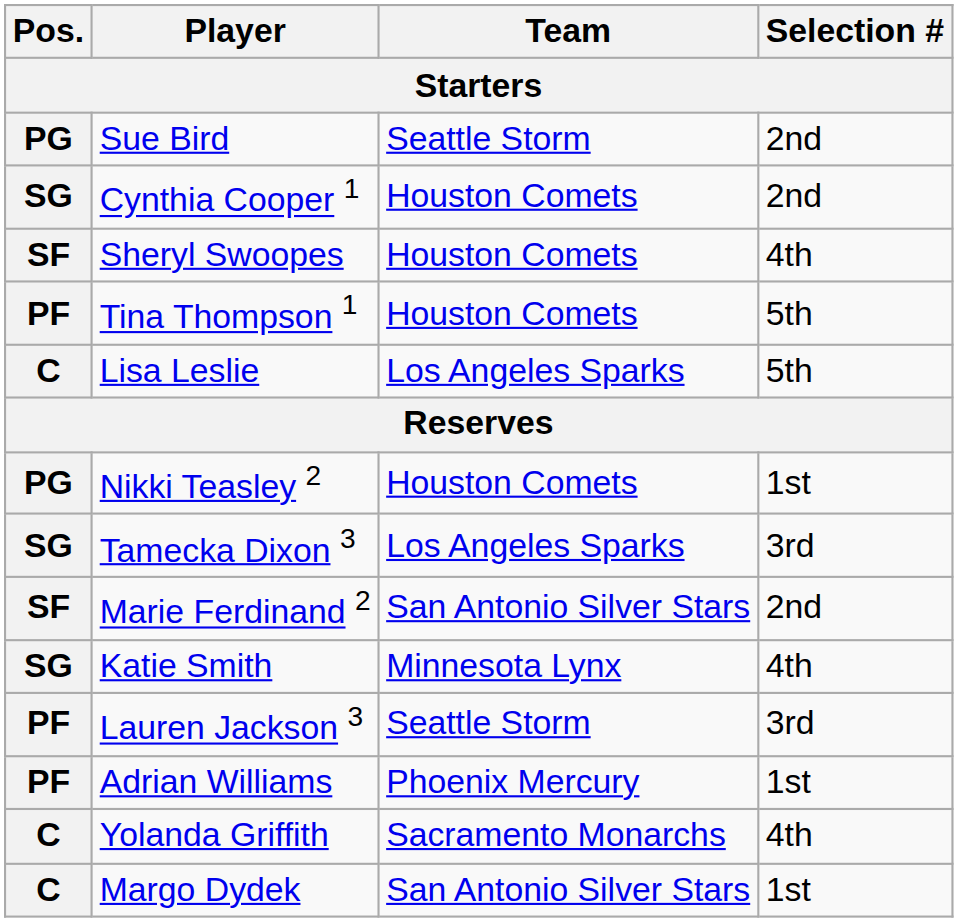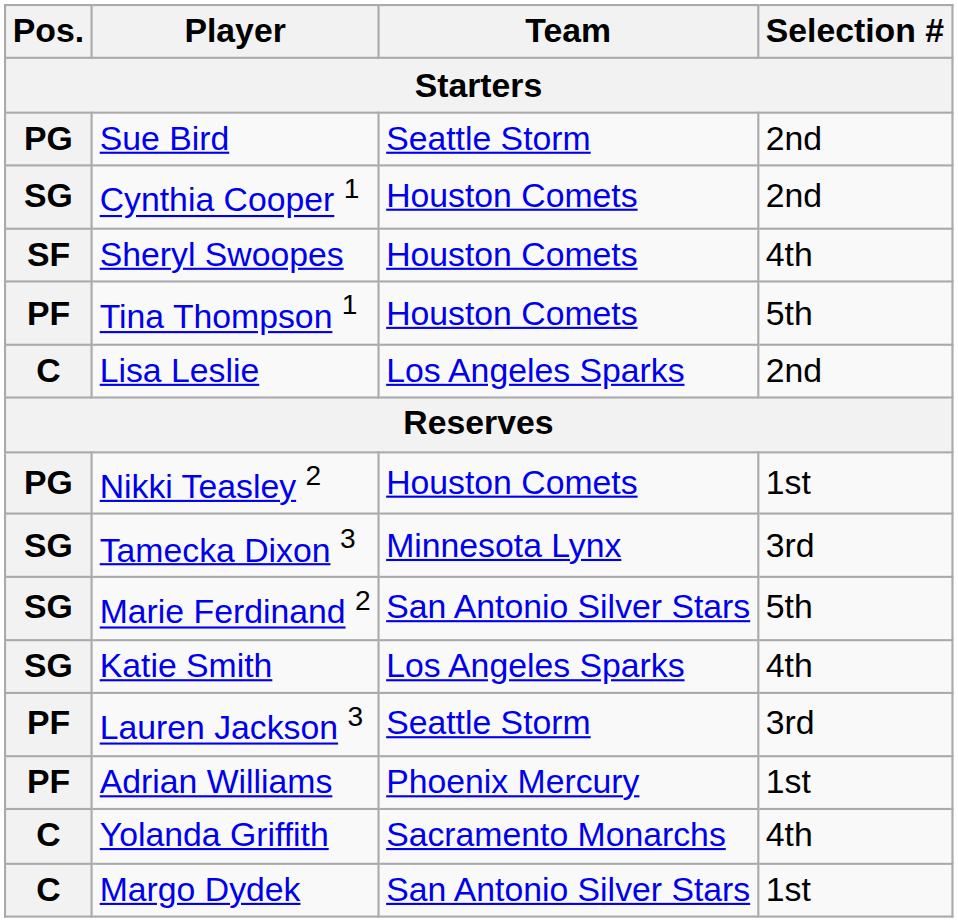(789, 370) 5th -> (794, 370) 2nd
(535, 545) Los Angeles Sparks -> (504, 545) Minnesota Lynx
(48, 607) SF -> (48, 607) SG
(794, 607) 2nd -> (789, 607) 5th
(504, 665) Minnesota Lynx -> (535, 665) Los Angeles Sparks
